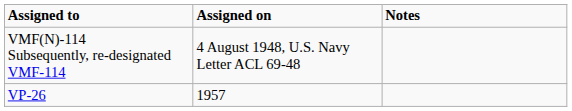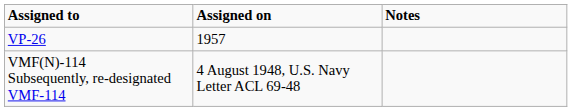rows swapped: (89, 55) <-> (27, 94)
